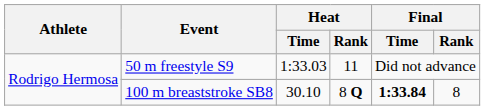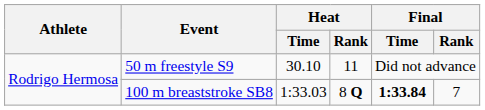(303, 67) 1:33.03 -> (303, 67) 30.10
(303, 92) 30.10 -> (303, 92) 1:33.03
(456, 92) 8 -> (456, 92) 7
